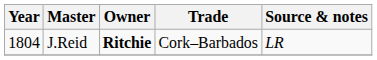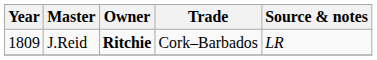(24, 42) 1804 -> (24, 42) 1809
